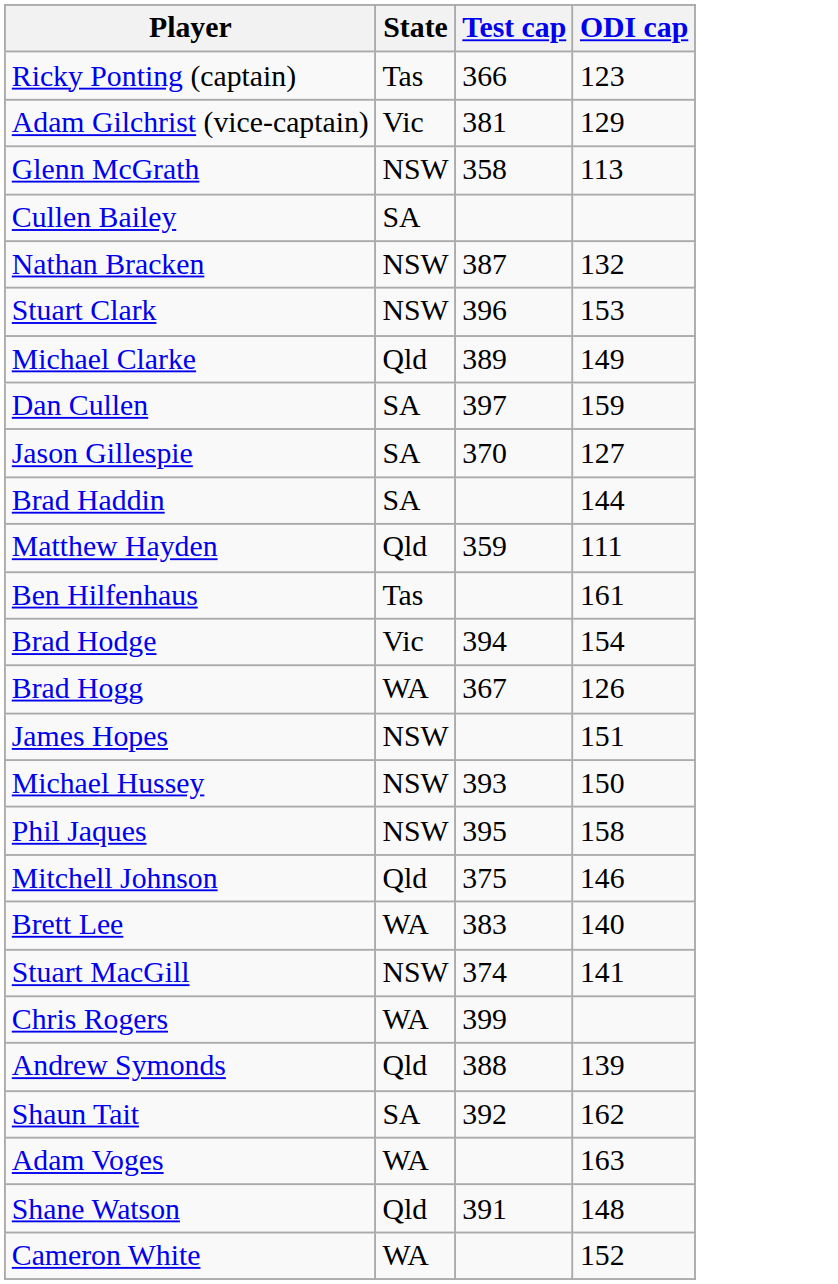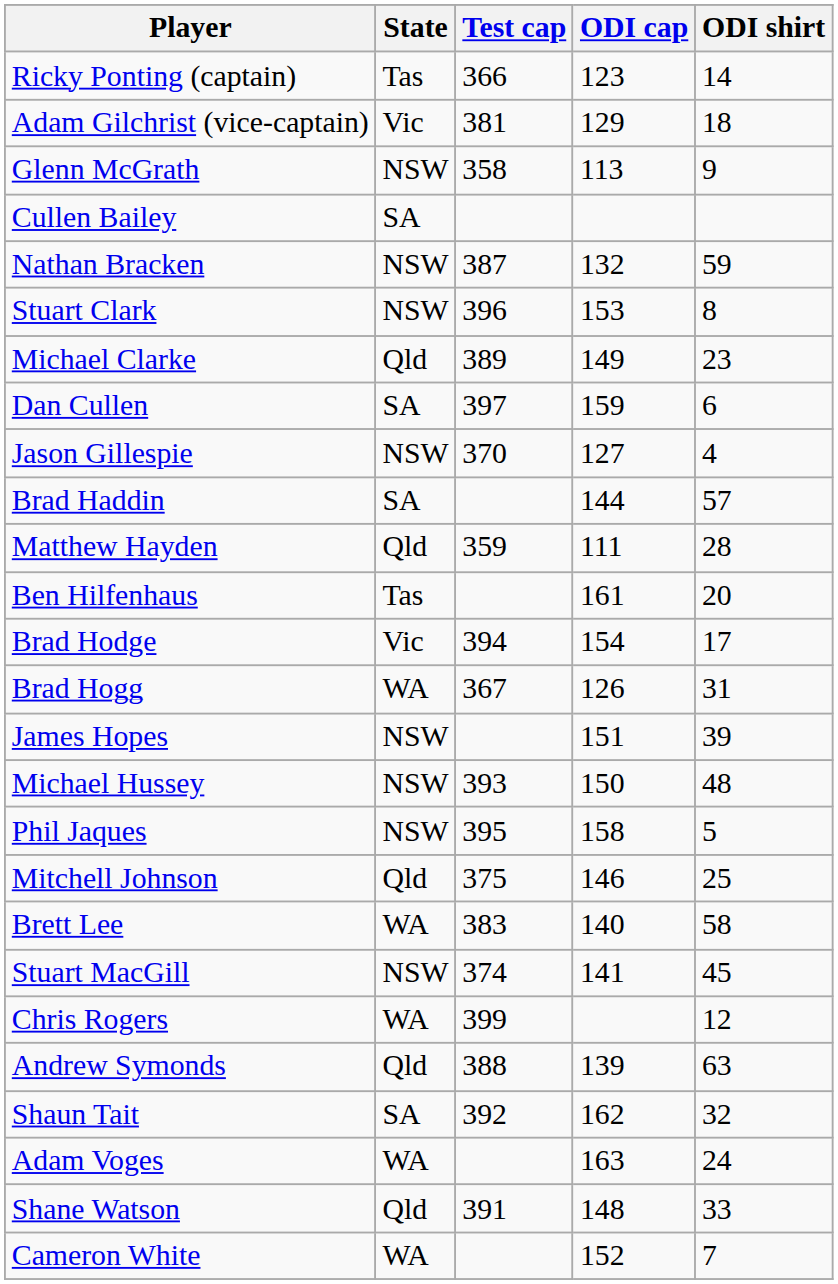+ column: (764, 28)
(402, 452) SA -> (416, 452) NSW
